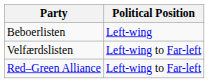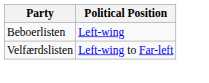- row: (54, 68)
